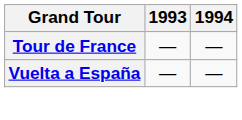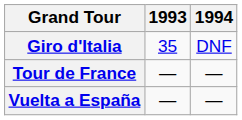+ row: (74, 45)
